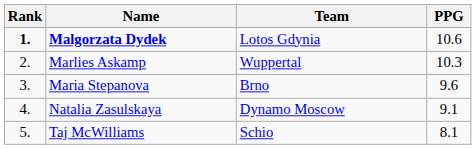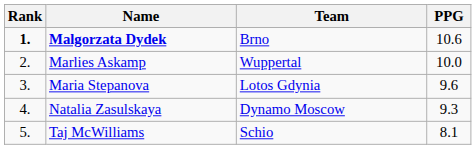(280, 39) Lotos Gdynia -> (255, 39) Brno
(449, 62) 10.3 -> (449, 62) 10.0
(255, 86) Brno -> (280, 86) Lotos Gdynia
(449, 109) 9.1 -> (449, 109) 9.3
